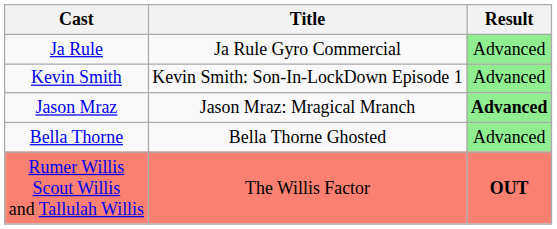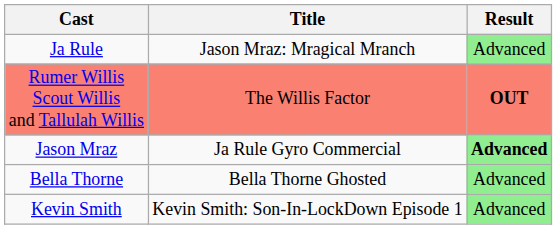(307, 49) Ja Rule Gyro Commercial -> (307, 49) Jason Mraz: Mragical Mranch
rows swapped: (76, 187) <-> (76, 78)
(307, 107) Jason Mraz: Mragical Mranch -> (307, 150) Ja Rule Gyro Commercial
